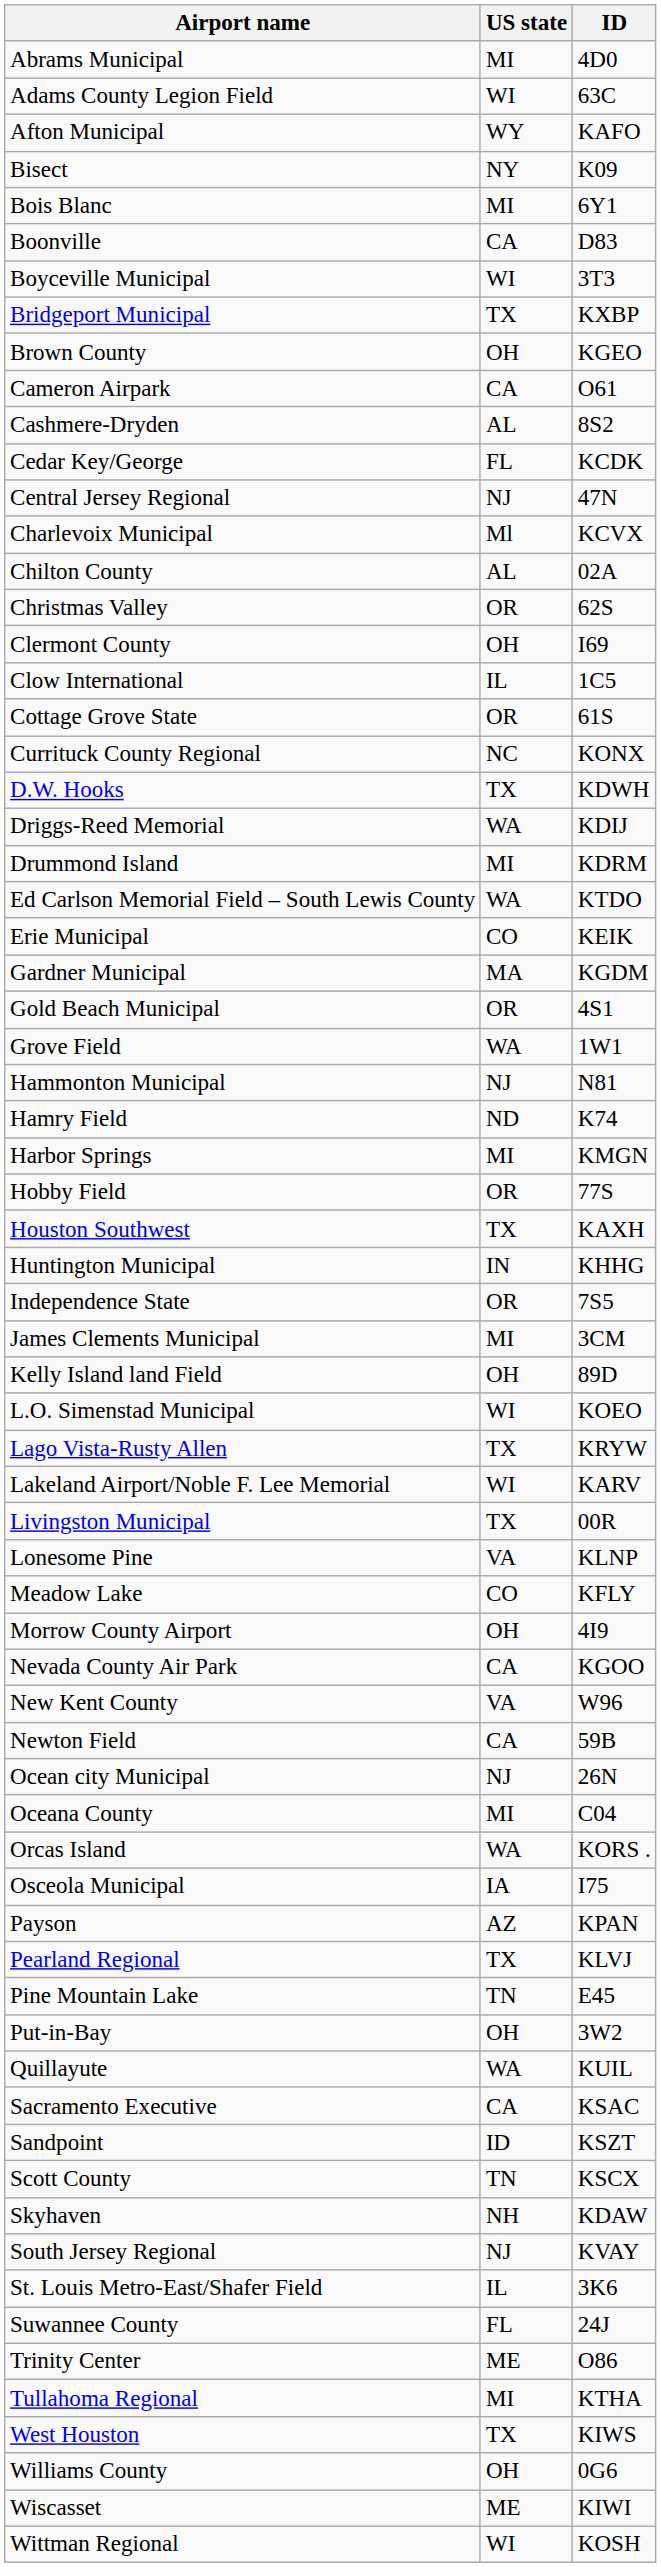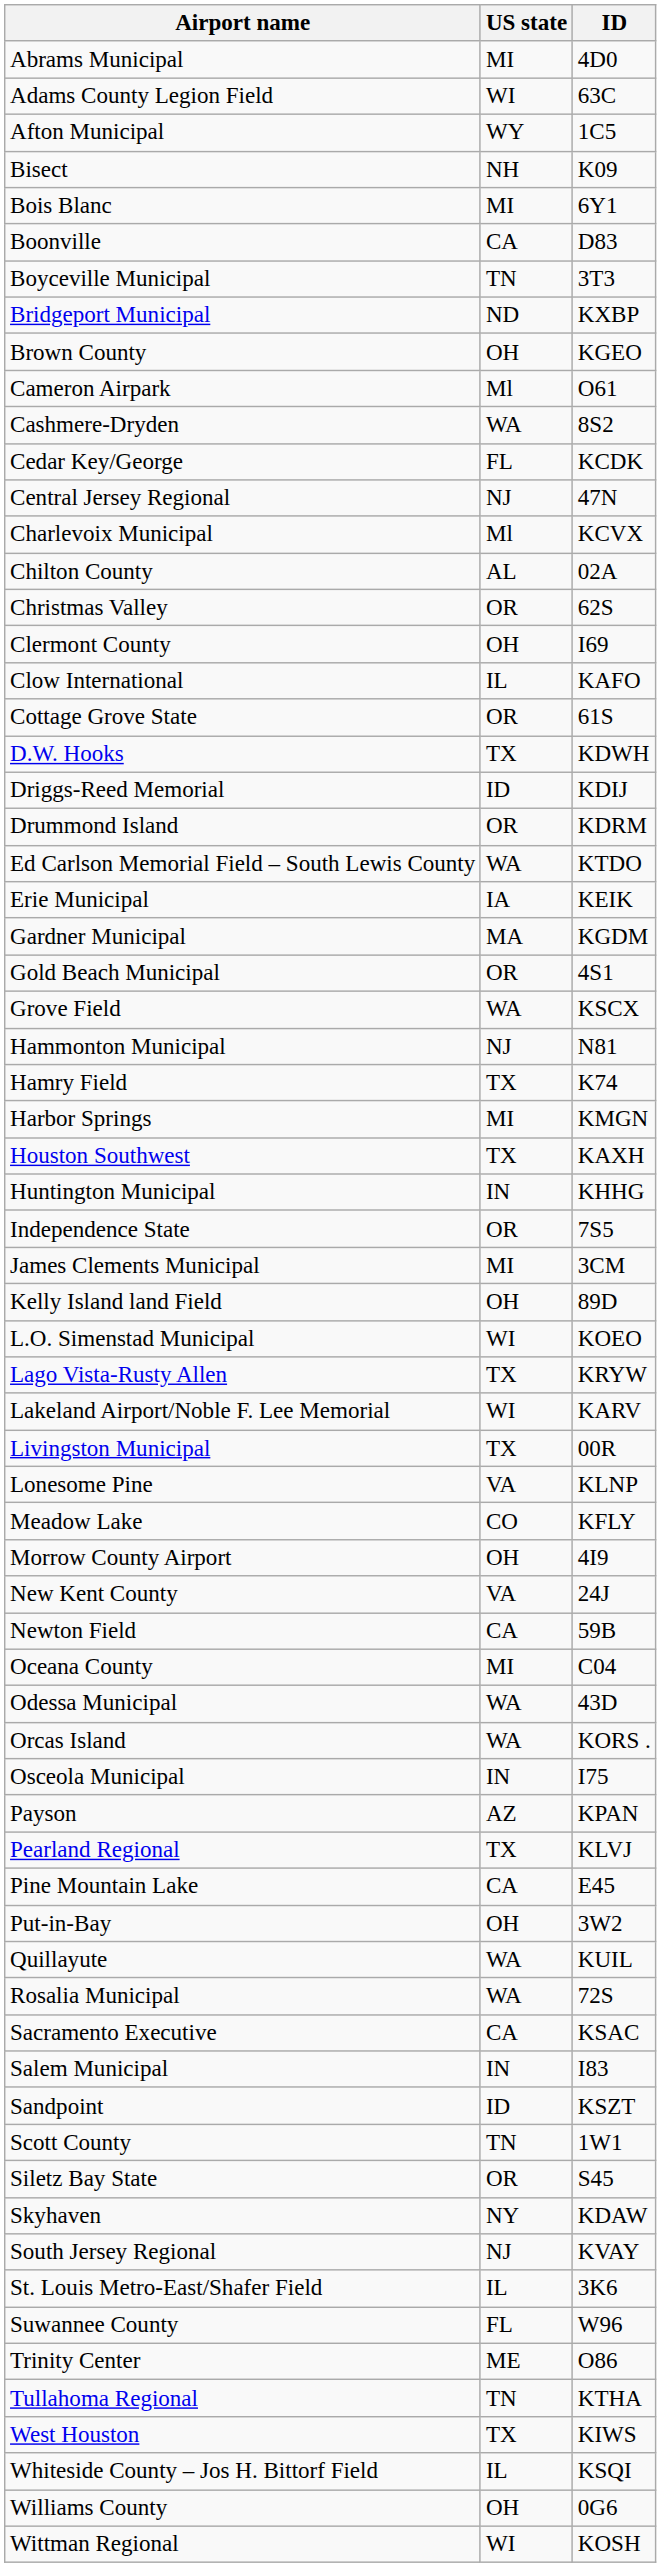(609, 132) KAFO -> (597, 132) 1C5
(503, 168) NY -> (503, 168) NH
(501, 278) WI -> (501, 278) TN
(501, 315) TX -> (503, 315) ND
(502, 388) CA -> (499, 388) Ml
(501, 424) AL -> (504, 424) WA
(597, 680) 1C5 -> (609, 680) KAFO
- row: (135, 753)
(504, 826) WA -> (498, 790) ID
(500, 863) MI -> (502, 826) OR
(502, 936) CO -> (498, 899) IA
(600, 1045) 1W1 -> (609, 1009) KSCX
(503, 1118) ND -> (501, 1082) TX
- row: (68, 1192)
- row: (124, 1667)
(600, 1703) W96 -> (594, 1593) 24J
- row: (110, 1776)
+ row: (94, 1703)
(498, 1886) IA -> (498, 1776) IN
(501, 1995) TN -> (502, 1886) CA
+ row: (95, 1995)
+ row: (89, 2069)
(609, 2178) KSCX -> (600, 2142) 1W1
+ row: (84, 2178)
(503, 2215) NH -> (503, 2215) NY
(594, 2324) 24J -> (600, 2324) W96
(500, 2397) MI -> (501, 2397) TN
+ row: (194, 2470)
- row: (56, 2507)
